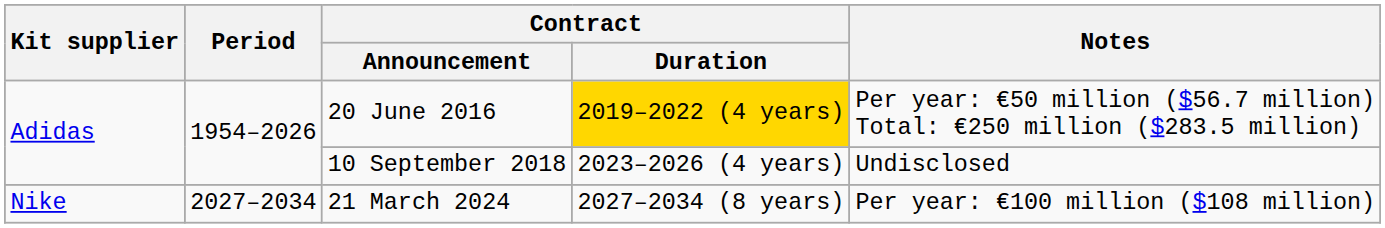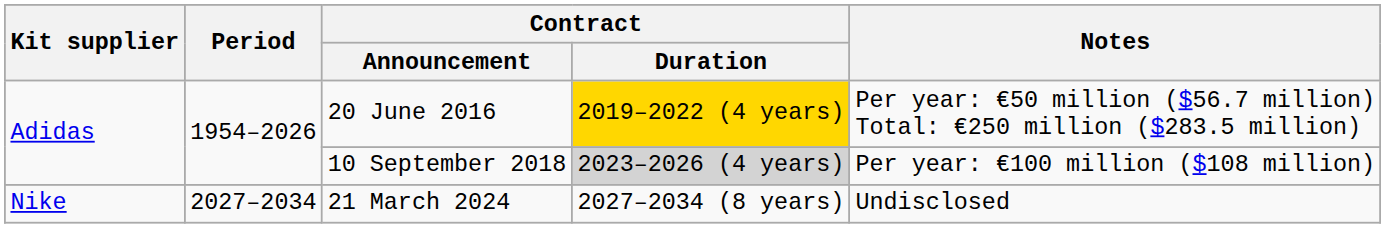(711, 165) no background -> (711, 165) lightgrey background
(933, 165) Undisclosed -> (1115, 165) Per year: €100 million ($108 million)
(1115, 204) Per year: €100 million ($108 million) -> (933, 204) Undisclosed
